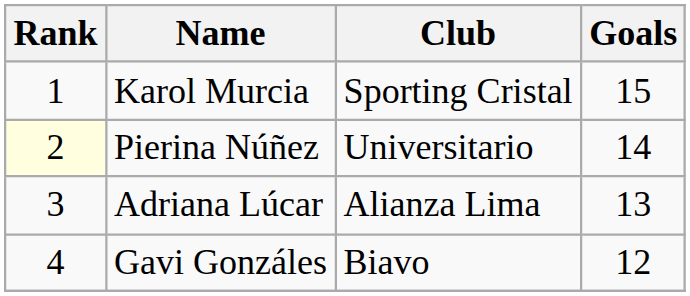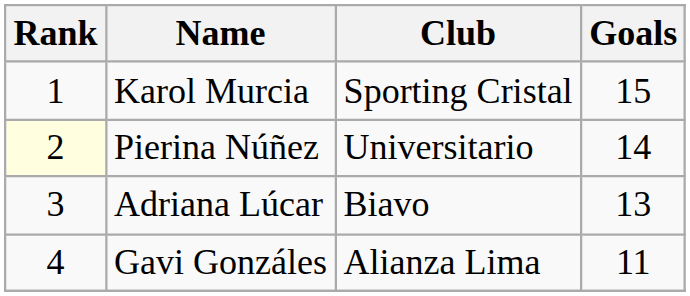(442, 204) Alianza Lima -> (387, 204) Biavo
(387, 261) Biavo -> (442, 261) Alianza Lima
(633, 261) 12 -> (633, 261) 11
